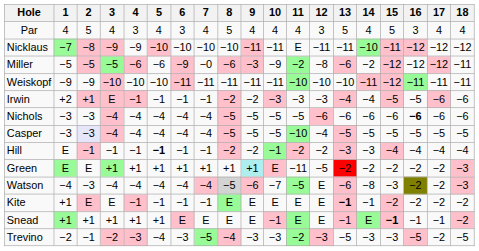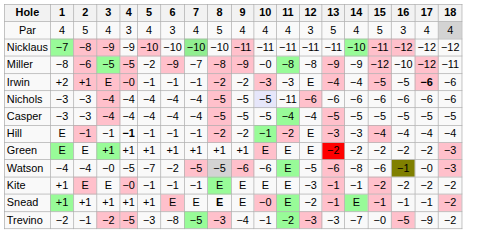(462, 30) no background -> (450, 30) lightgrey background
(206, 47) no background -> (196, 47) lightgreen background
(298, 47) E -> (288, 47) −11
(65, 64) −5 -> (62, 64) −8
(89, 64) −5 -> (85, 64) −6
(135, 64) −6 -> (129, 64) −5
(159, 64) −6 -> (149, 64) −2
(206, 64) −0 -> (196, 64) −7
(229, 64) −6 -> (220, 64) −8
(252, 64) −3 -> (243, 64) −9
(275, 64) −9 -> (265, 64) −0
(298, 64) −2 -> (288, 64) −8
(345, 64) −6 -> (333, 64) −9
(369, 64) −2 -> (356, 64) −9
(415, 64) −12 -> (403, 64) −10
- row: (29, 82)
(135, 99) −1 -> (129, 82) −0
(322, 99) −3 -> (311, 82) E
(439, 99) normal -> (427, 82) bold
(275, 116) no background -> (265, 99) lavender background
(298, 116) −5 -> (288, 99) −11
(415, 116) bold -> (403, 99) normal
(89, 133) lavender background -> (85, 116) no background
(298, 133) −10 -> (288, 116) −4
(135, 151) normal -> (129, 133) bold
(159, 151) bold -> (149, 133) normal
(322, 151) −2 -> (311, 133) E
(252, 168) paleturquoise background -> (243, 151) no background
(298, 168) −11 -> (288, 151) E
(322, 168) −5 -> (311, 151) E
(89, 185) −3 -> (85, 168) −4
(112, 185) −4 -> (108, 168) −0
(135, 185) −4 -> (129, 168) −5
(159, 185) −4 -> (149, 168) −7
(182, 185) −4 -> (173, 168) −2
(206, 185) −4 -> (196, 168) −5
(275, 185) −7 -> (265, 168) −6
(298, 185) −5 -> (288, 168) E
(322, 185) E -> (311, 168) −5
(392, 185) −3 -> (380, 168) −6
(415, 185) −2 -> (403, 168) −1
(439, 185) −2 -> (427, 168) −0
(135, 202) −1 -> (129, 185) −0
(322, 202) E -> (311, 185) −3
(345, 202) bold -> (333, 185) normal
(229, 220) normal -> (220, 202) bold
(275, 220) −1 -> (265, 202) −0
(322, 220) E -> (311, 202) −2
(392, 220) bold -> (380, 202) normal
(135, 237) −3 -> (129, 220) −5
(159, 237) −4 -> (149, 220) −3
(182, 237) −3 -> (173, 220) −8
(229, 237) −4 -> (220, 220) −3
(252, 237) −3 -> (243, 220) −4
(275, 237) −3 -> (265, 220) −1
(345, 237) −5 -> (333, 220) −3
(369, 237) −3 -> (356, 220) −7
(392, 237) −3 -> (380, 220) −0
(439, 237) −2 -> (427, 220) −9
(462, 237) −5 -> (450, 220) −2
